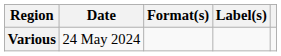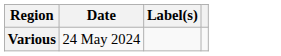- column: (178, 16)
